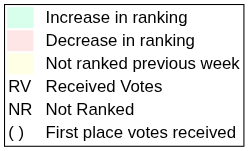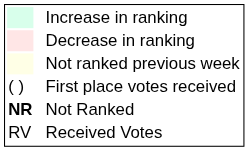rows swapped: (104, 86) <-> (141, 133)
(20, 110) normal -> (20, 110) bold
